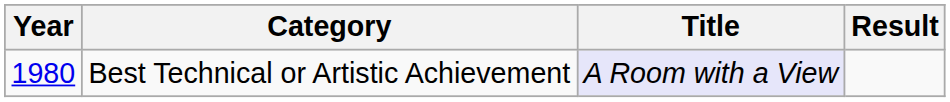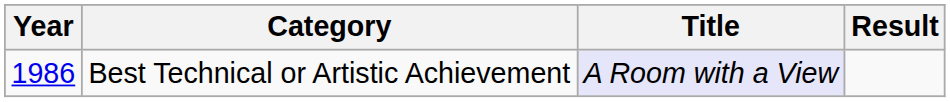(43, 72) 1980 -> (43, 72) 1986
